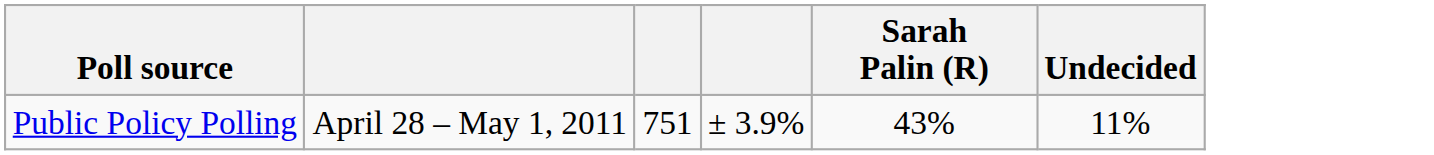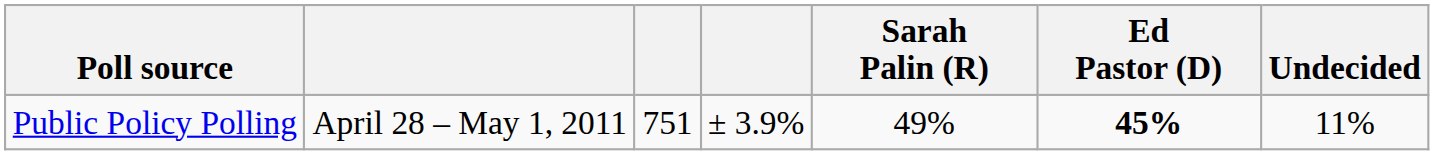+ column: (1149, 49)
(924, 121) 43% -> (924, 121) 49%
